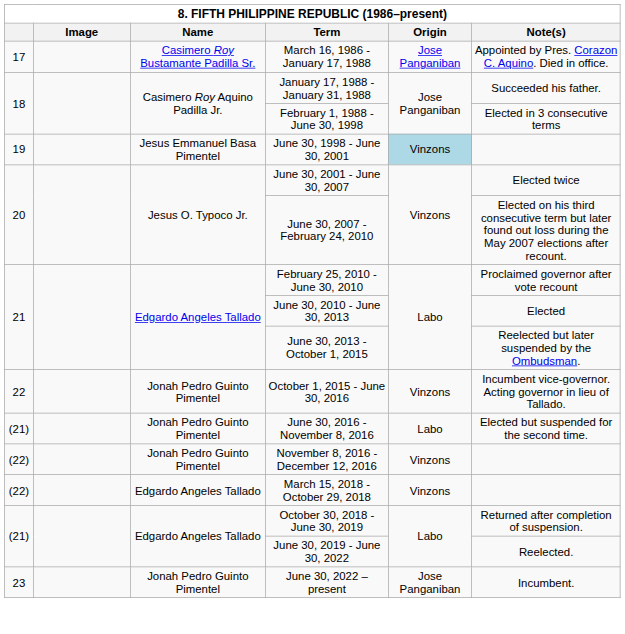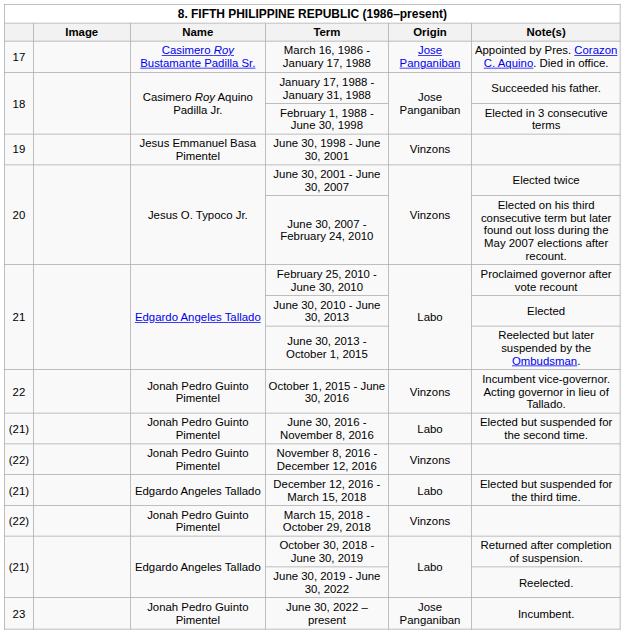(430, 149) lightblue background -> (430, 149) no background
+ row: (327, 490)
(198, 490) Edgardo Angeles Tallado -> (198, 521) Jonah Pedro Guinto Pimentel
